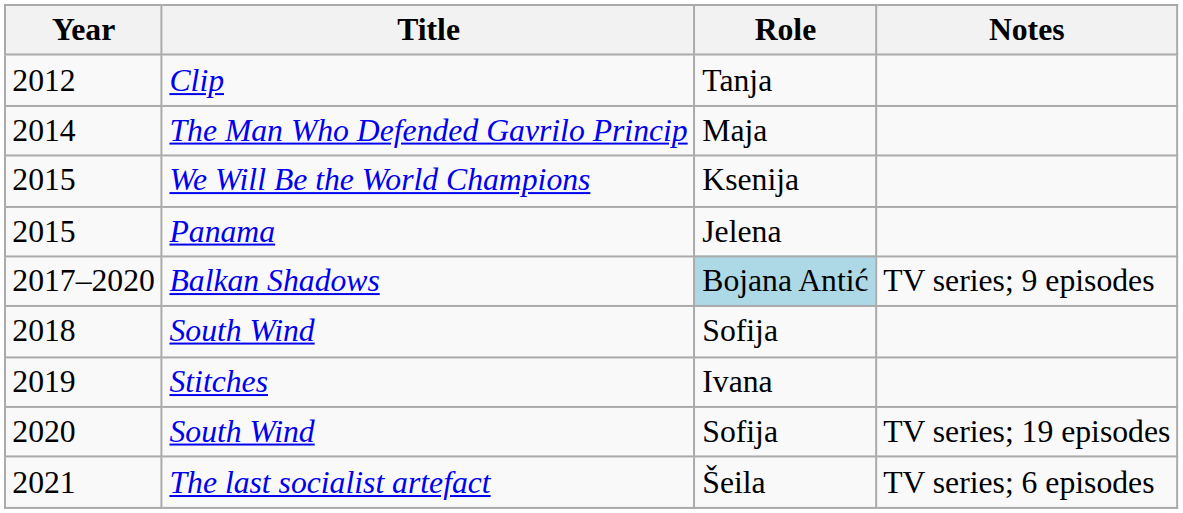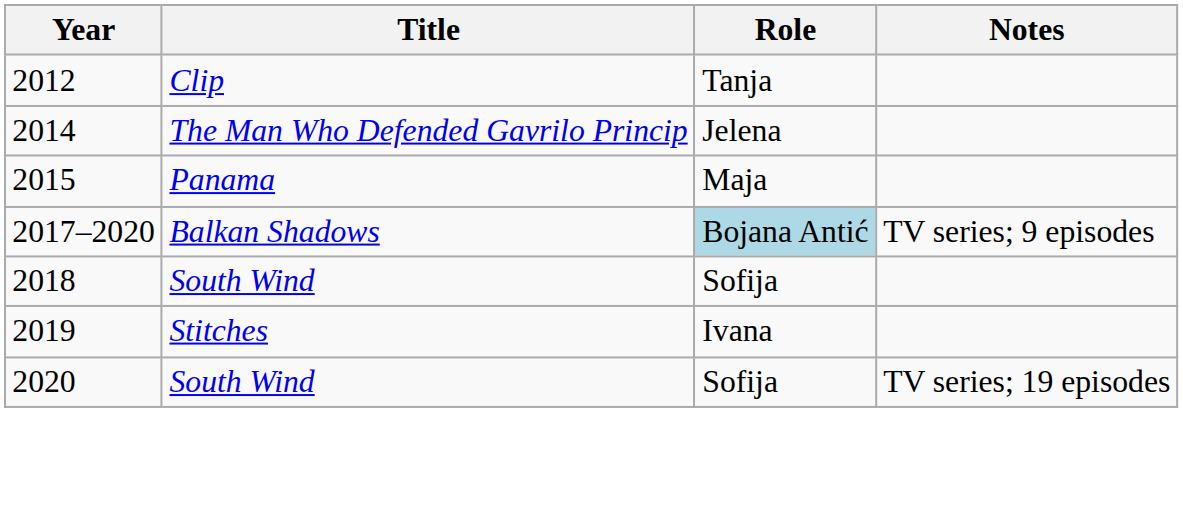(735, 130) Maja -> (742, 130) Jelena
- row: (44, 180)
(742, 230) Jelena -> (735, 180) Maja
- row: (44, 481)
